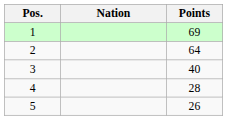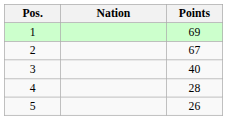(194, 50) 64 -> (194, 50) 67
